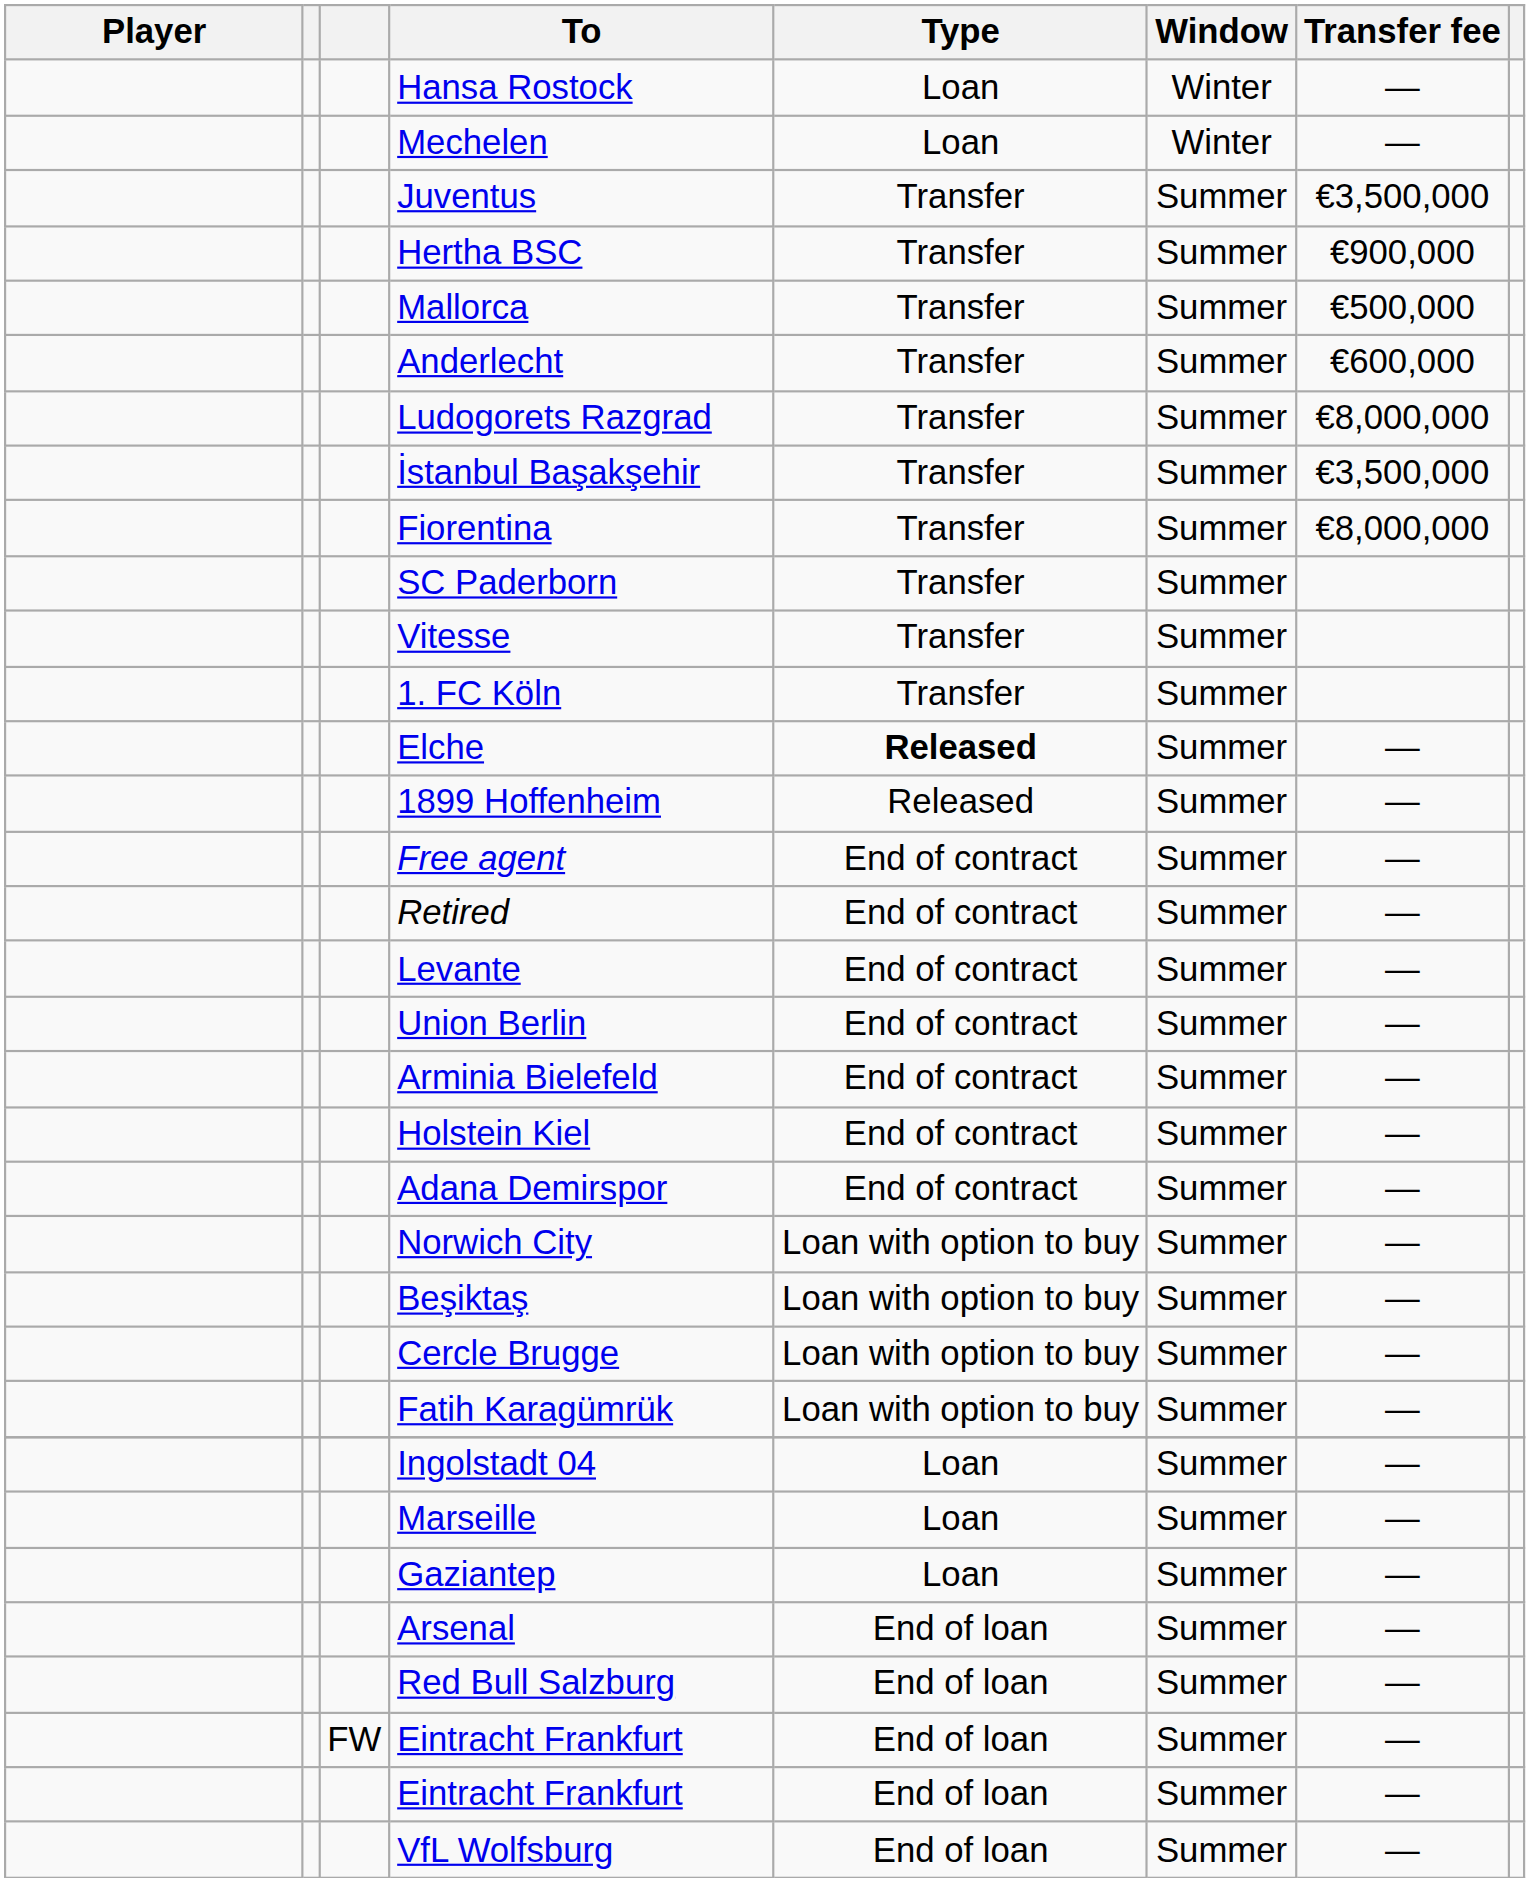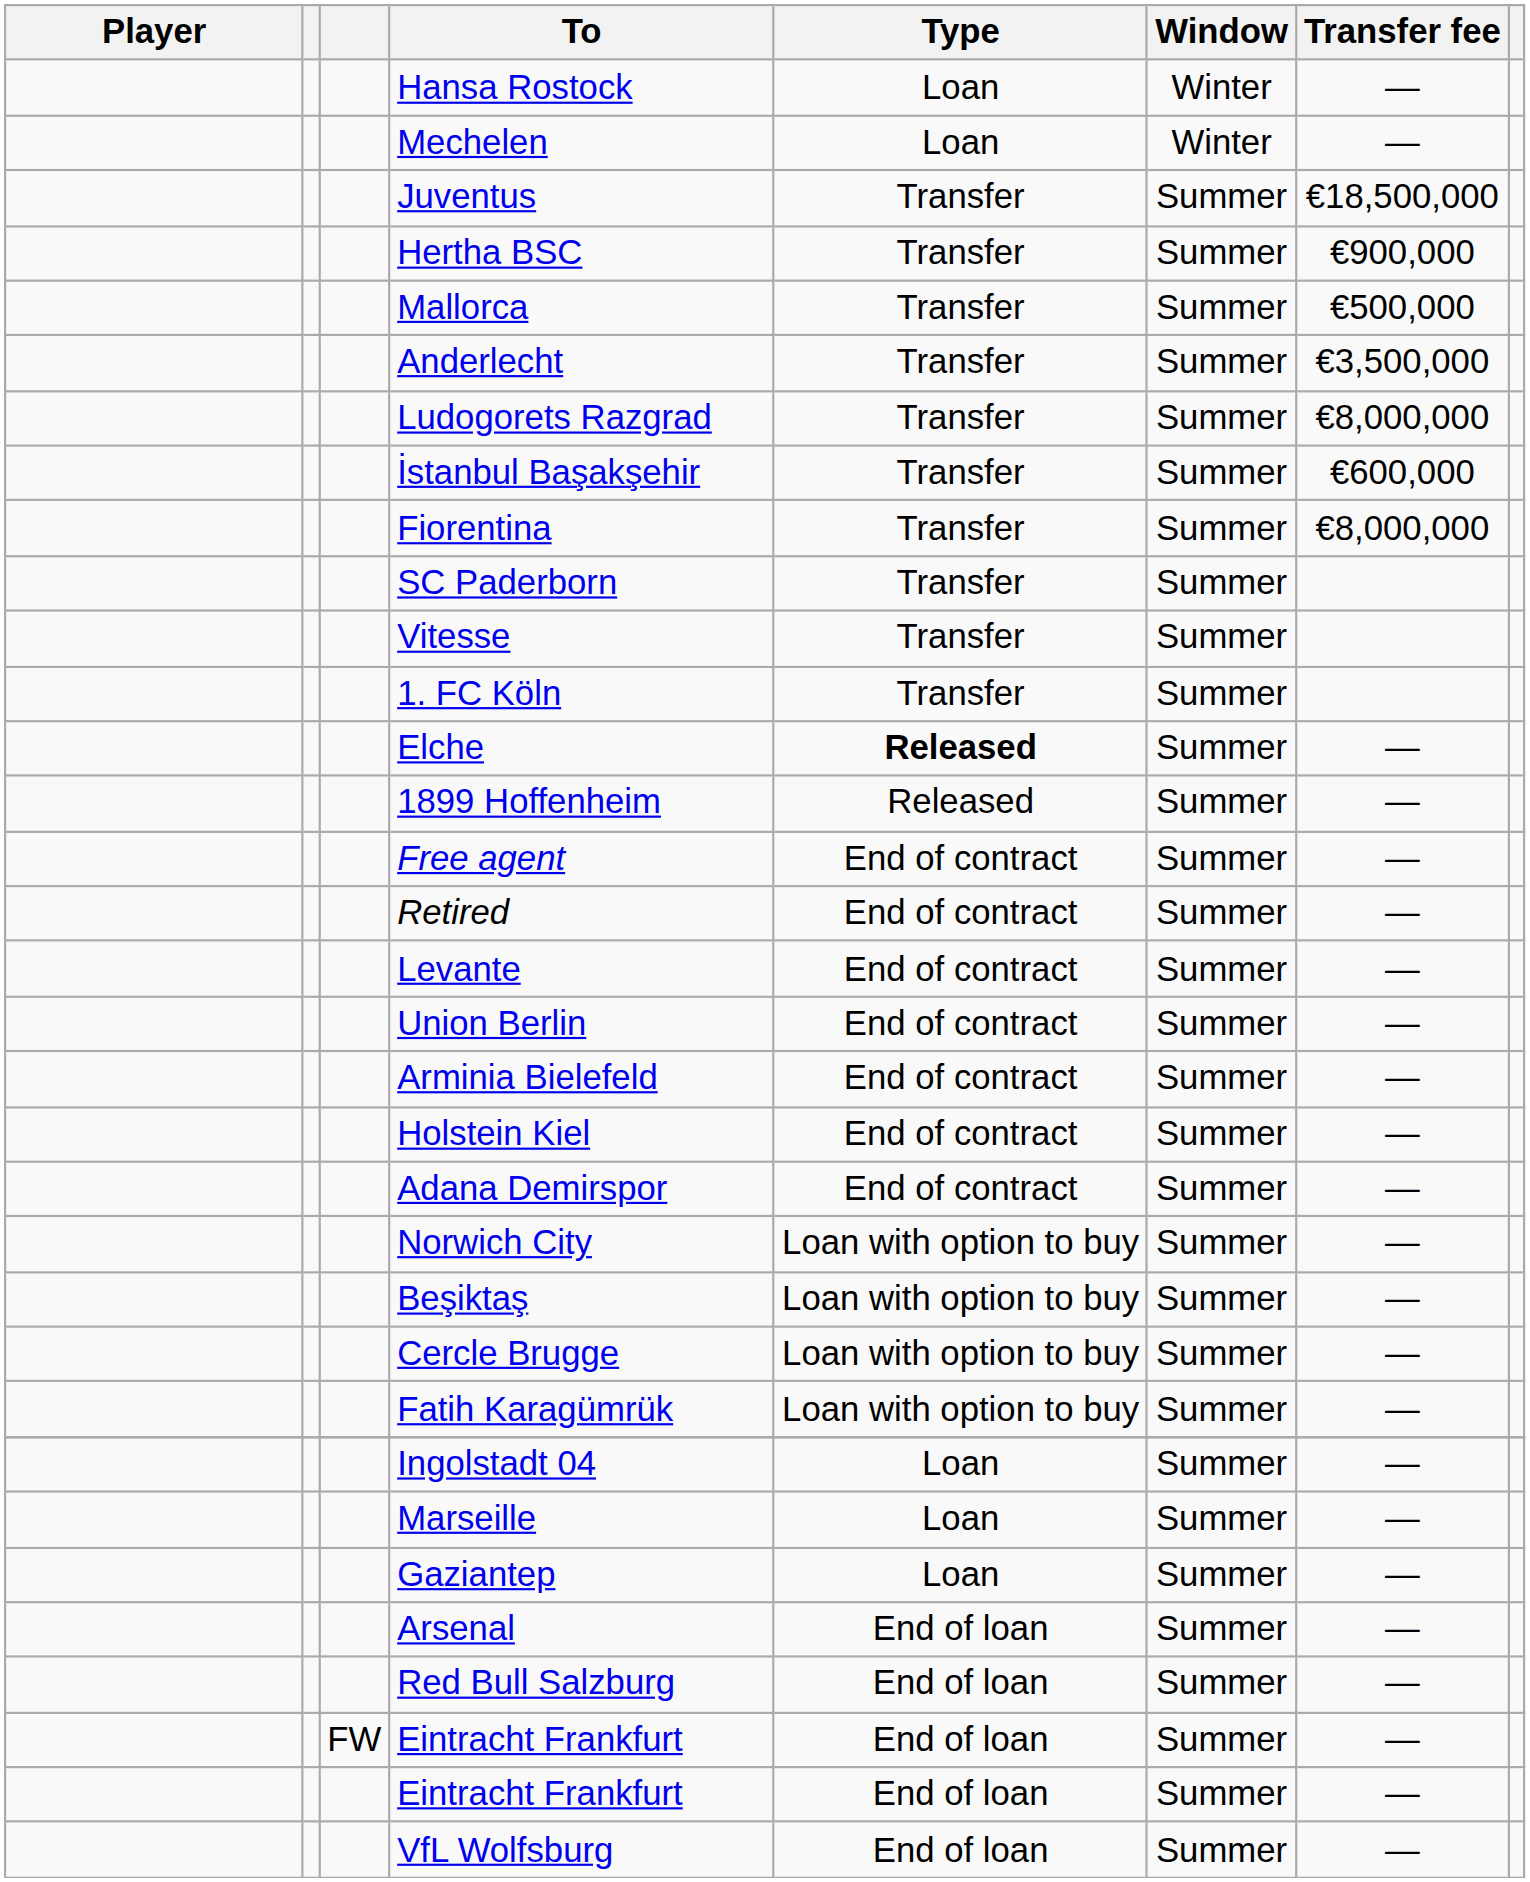(1402, 197) €3,500,000 -> (1402, 197) €18,500,000
(1402, 362) €600,000 -> (1402, 362) €3,500,000
(1402, 472) €3,500,000 -> (1402, 472) €600,000
